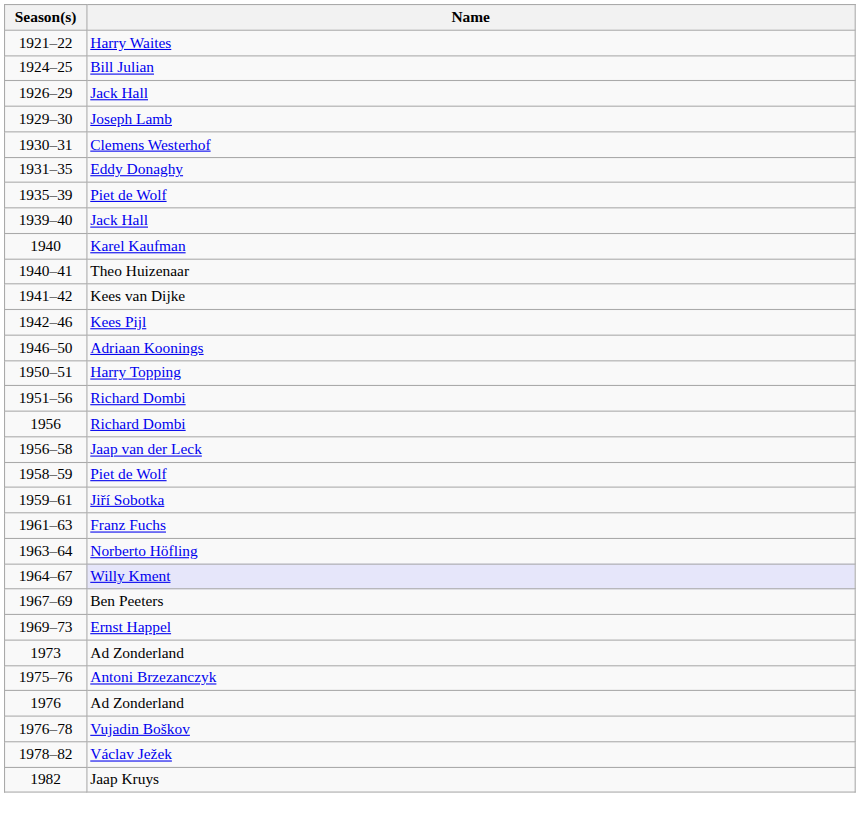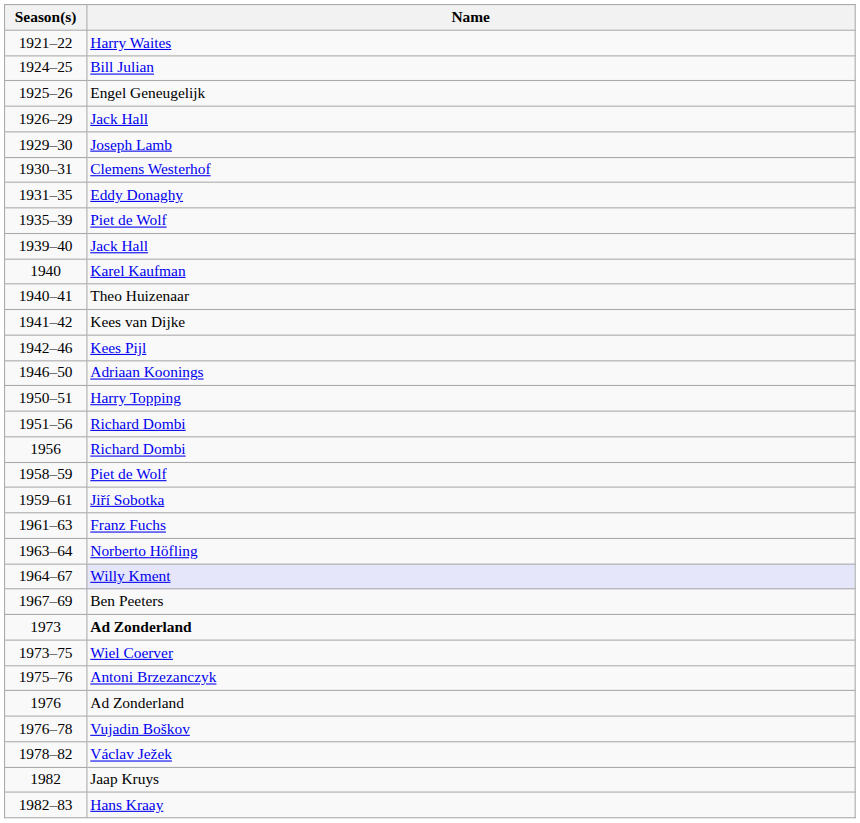+ row: (46, 93)
- row: (46, 449)
- row: (46, 627)
(137, 652) normal -> (141, 627) bold
+ row: (46, 652)
+ row: (46, 805)
